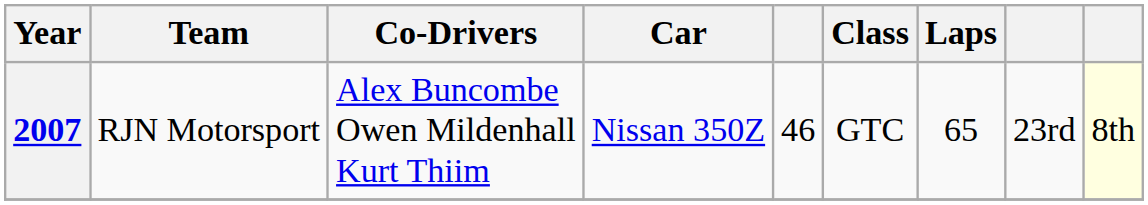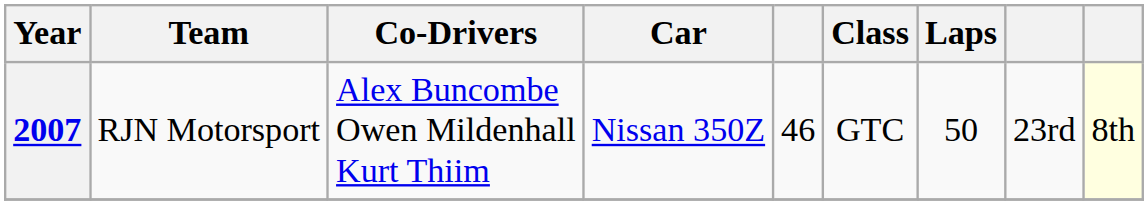(961, 129) 65 -> (961, 129) 50
